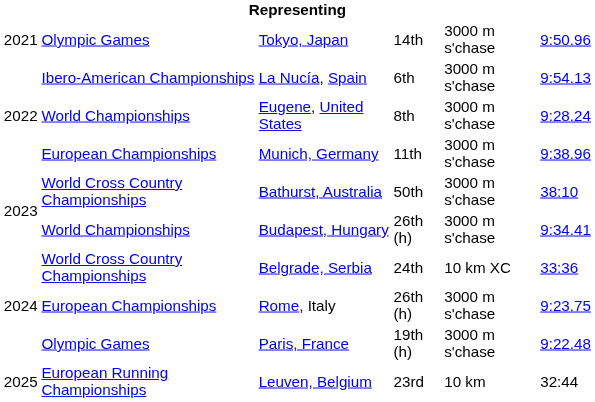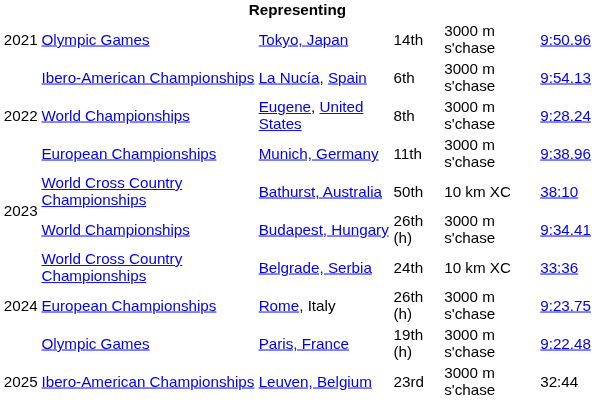(470, 191) 3000 m s'chase -> (478, 191) 10 km XC
(105, 381) European Running Championships -> (148, 381) Ibero-American Championships
(465, 381) 10 km -> (470, 381) 3000 m s'chase
